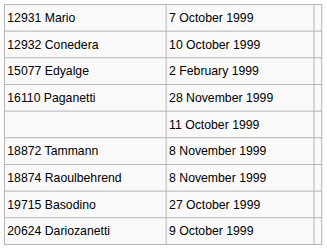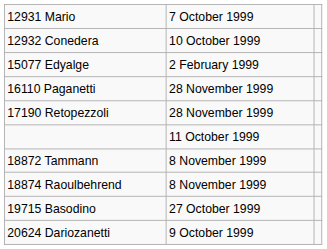+ row: (58, 113)
